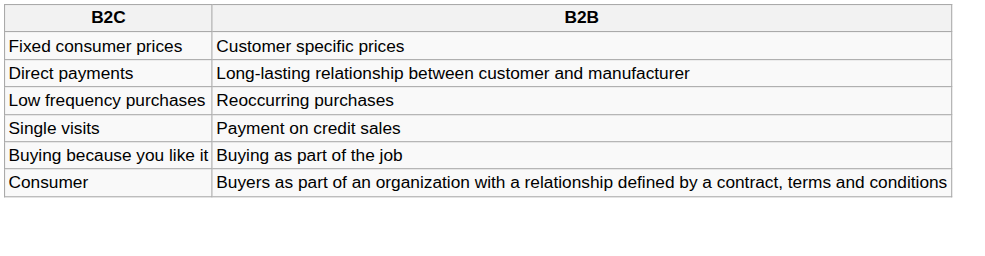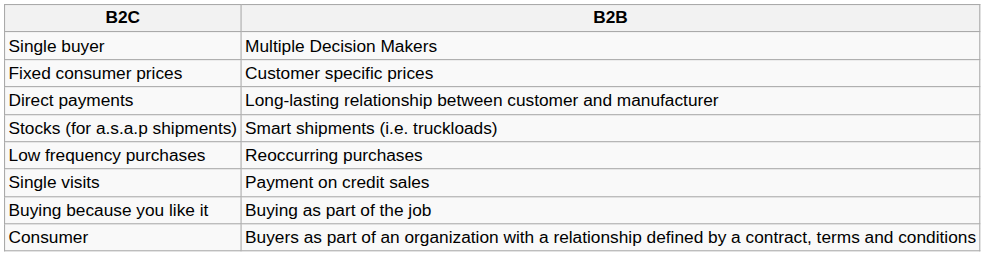+ row: (57, 45)
+ row: (123, 127)
